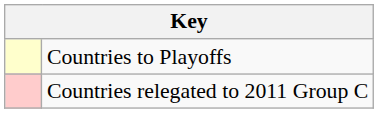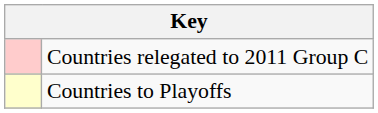rows swapped: (139, 56) <-> (208, 90)
